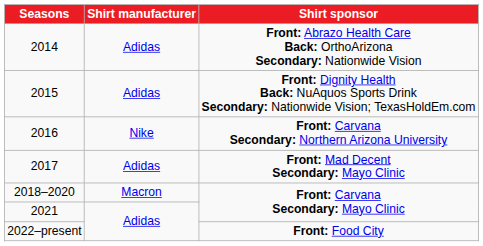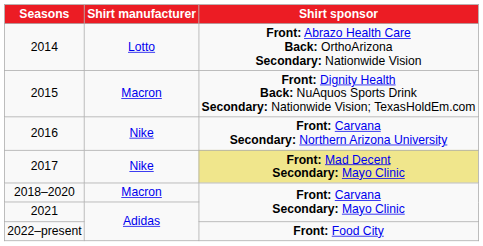(142, 47) Adidas -> (142, 47) Lotto
(142, 93) Adidas -> (142, 93) Macron
(142, 166) Adidas -> (142, 166) Nike
(339, 166) no background -> (339, 166) khaki background
